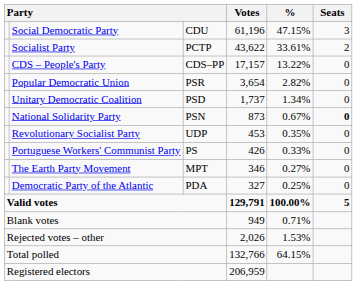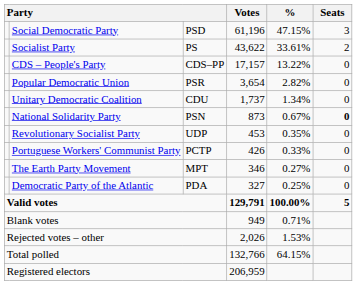(197, 30) CDU -> (195, 30) PSD
(198, 47) PCTP -> (192, 47) PS
(195, 99) PSD -> (197, 99) CDU
(192, 151) PS -> (198, 151) PCTP
